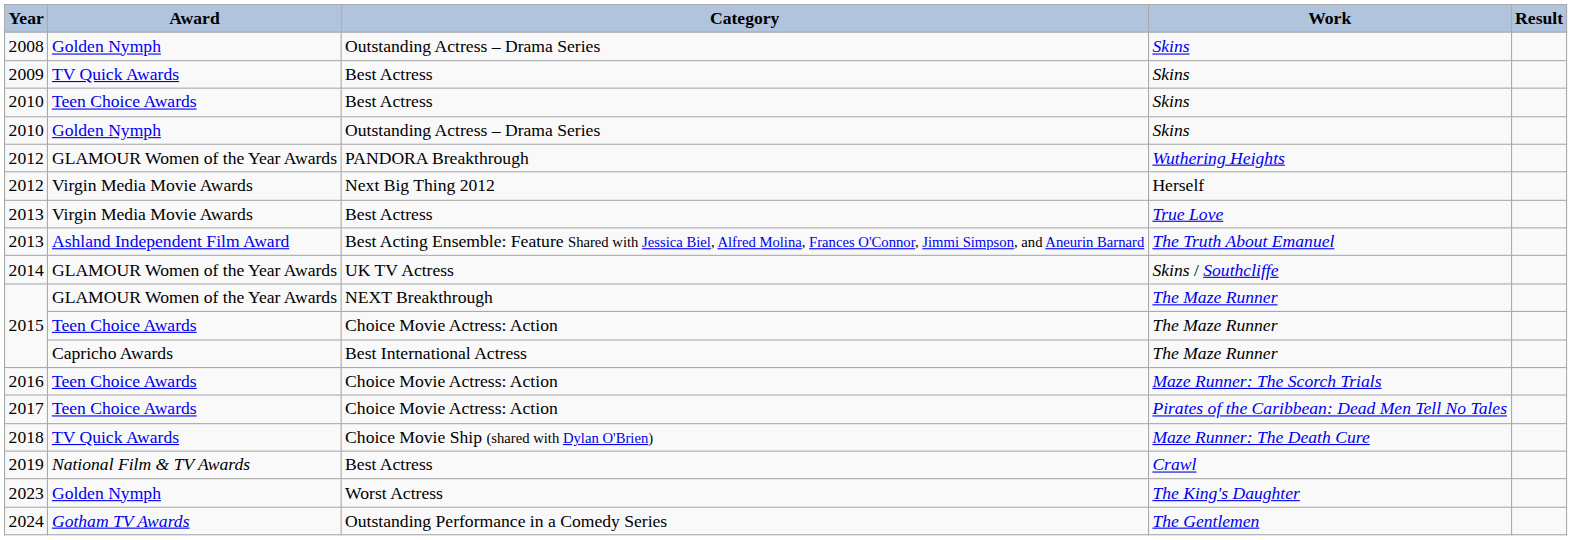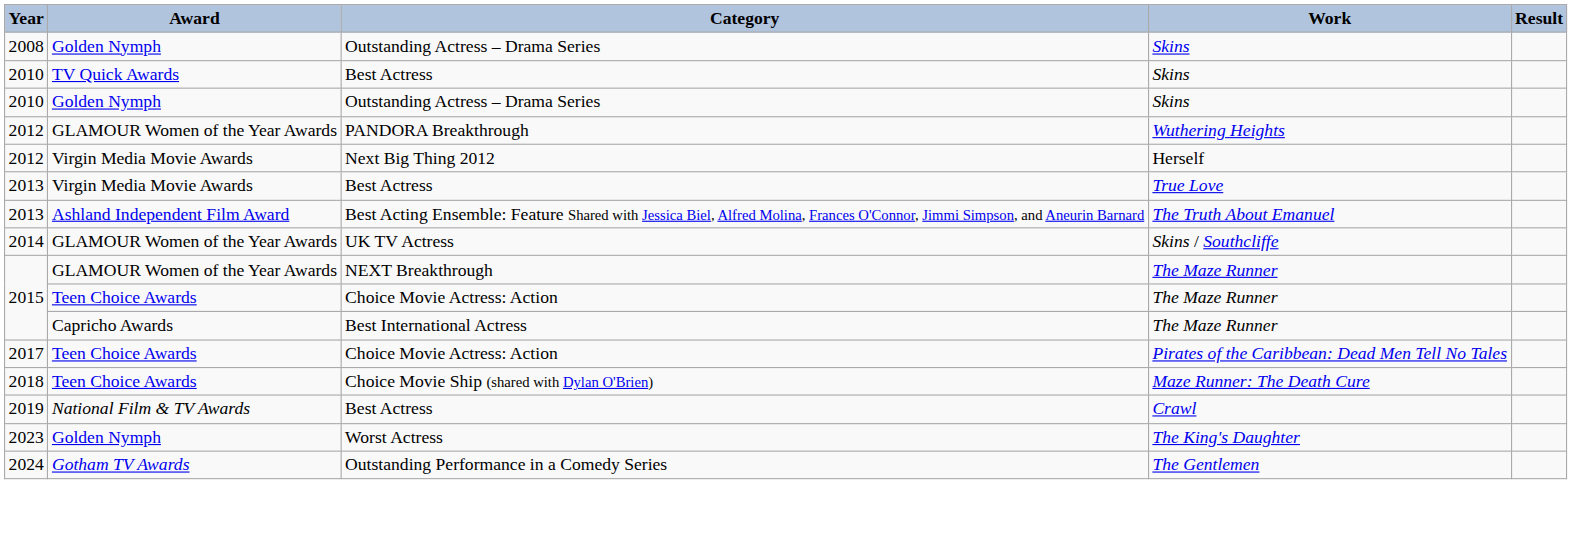- row: (26, 74)
(124, 102) Teen Choice Awards -> (115, 74) TV Quick Awards
- row: (26, 381)
(115, 437) TV Quick Awards -> (124, 381) Teen Choice Awards
